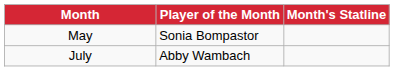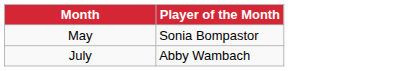- column: (336, 14)
